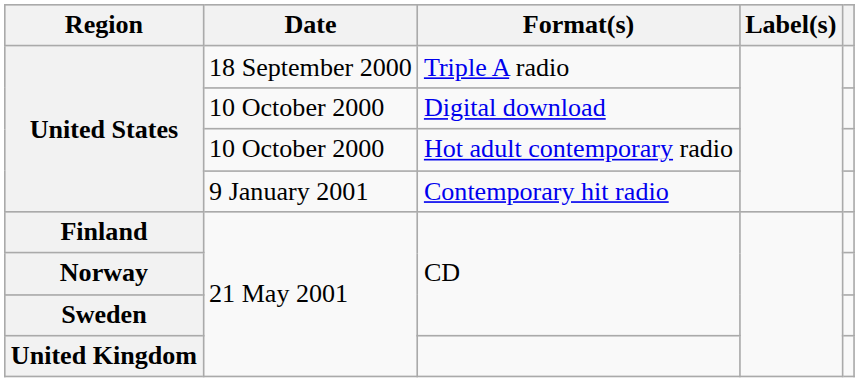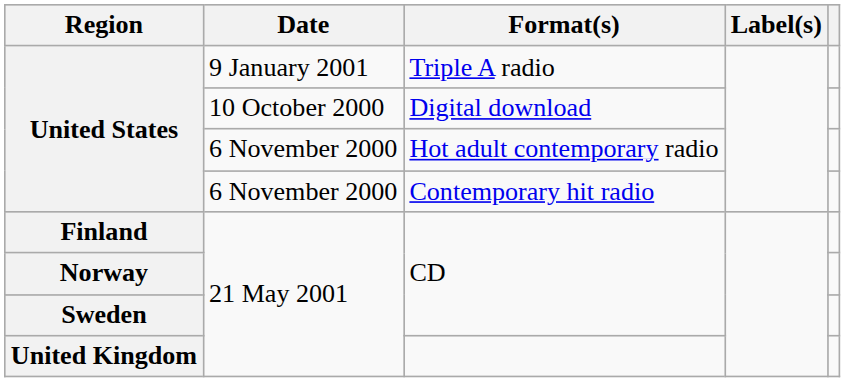(310, 66) 18 September 2000 -> (289, 66) 9 January 2001
(297, 149) 10 October 2000 -> (303, 149) 6 November 2000
(289, 190) 9 January 2001 -> (303, 190) 6 November 2000
